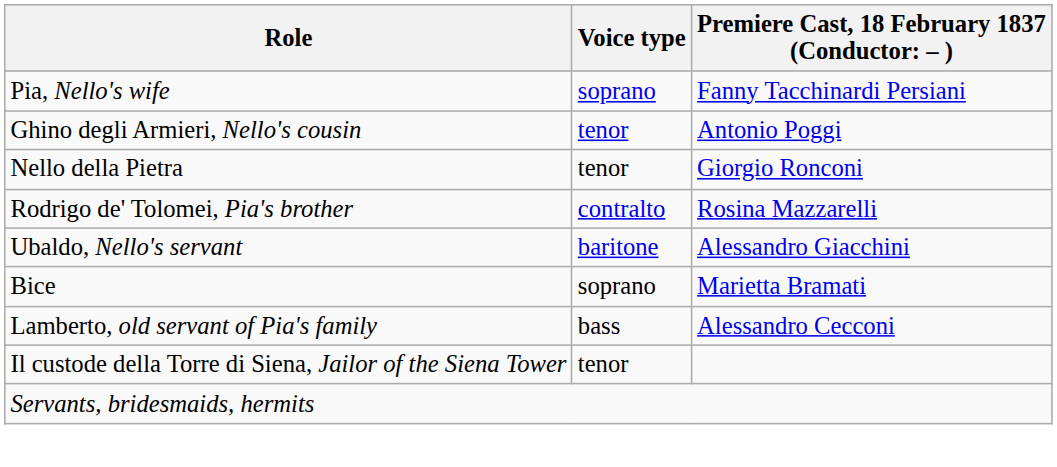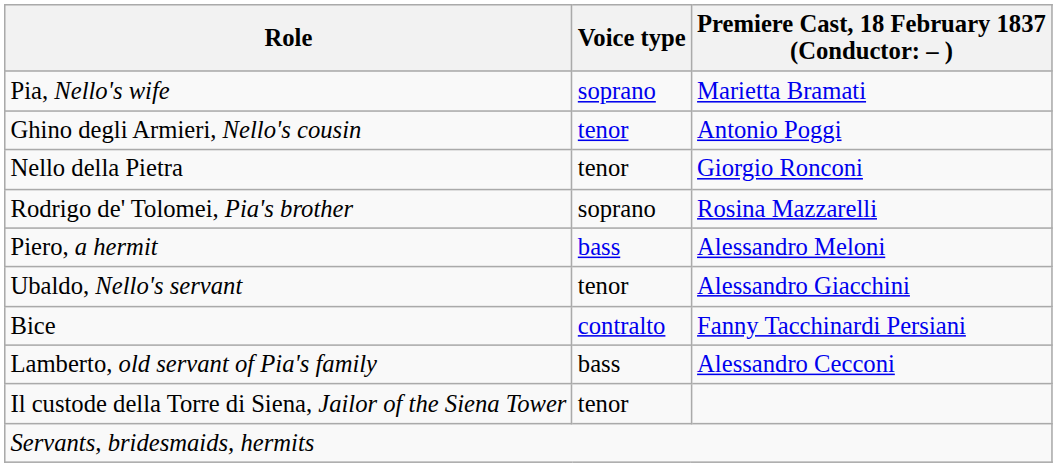(831, 90) Fanny Tacchinardi Persiani -> (782, 90) Marietta Bramati
(622, 208) contralto -> (617, 208) soprano
+ row: (84, 247)
(618, 247) baritone -> (603, 286) tenor
(617, 286) soprano -> (622, 325) contralto
(782, 286) Marietta Bramati -> (831, 325) Fanny Tacchinardi Persiani
